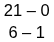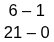rows swapped: (27, 10) <-> (27, 33)
